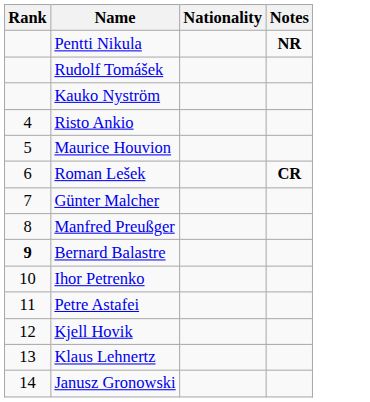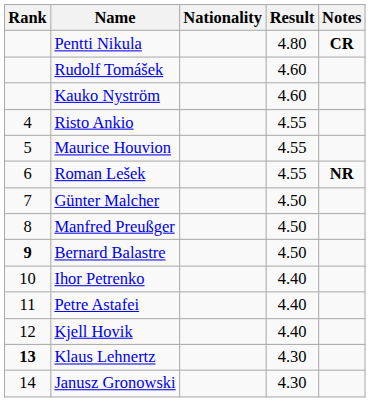+ column: (292, 17)
(289, 43) NR -> (342, 43) CR
(289, 174) CR -> (342, 174) NR
(28, 357) normal -> (28, 357) bold
